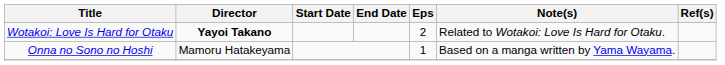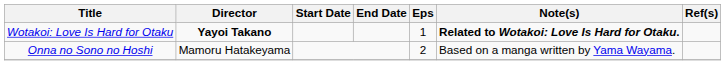(423, 32) 2 -> (423, 32) 1
(552, 32) normal -> (559, 32) bold
(423, 50) 1 -> (423, 50) 2
